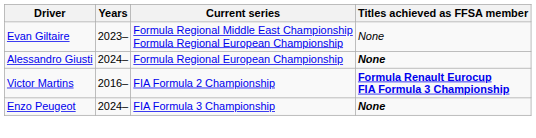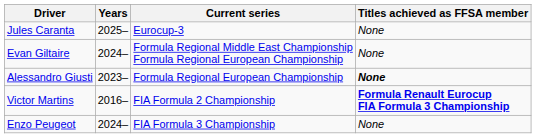+ row: (41, 31)
(113, 37) 2023– -> (113, 54) 2024–
(113, 60) 2024– -> (113, 77) 2023–
(372, 107) bold -> (371, 124) normal
